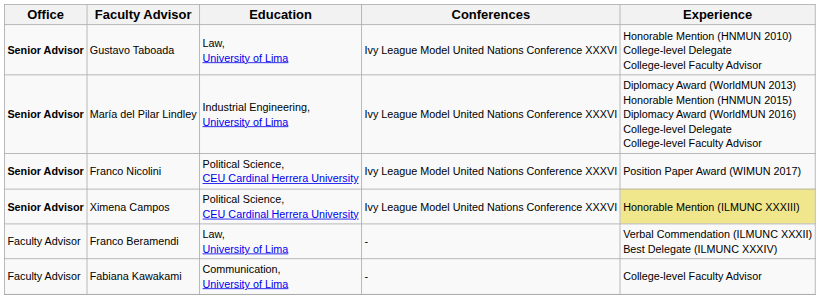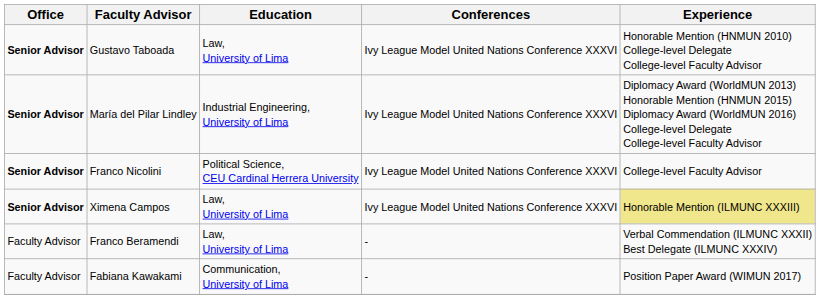(712, 172) Position Paper Award (WIMUN 2017) -> (692, 172) College-level Faculty Advisor
(281, 207) Political Science, CEU Cardinal Herrera University -> (245, 207) Law, University of Lima
(692, 277) College-level Faculty Advisor -> (712, 277) Position Paper Award (WIMUN 2017)
